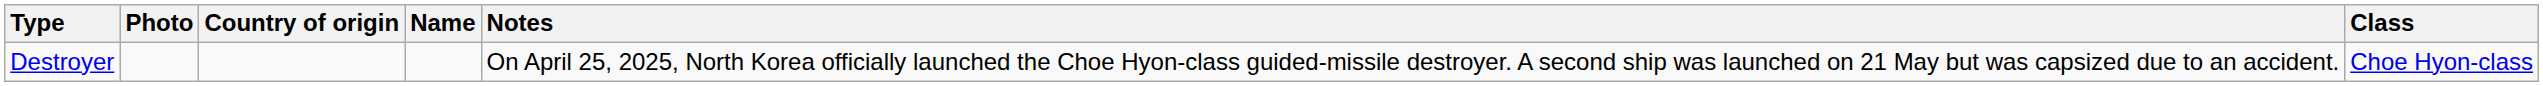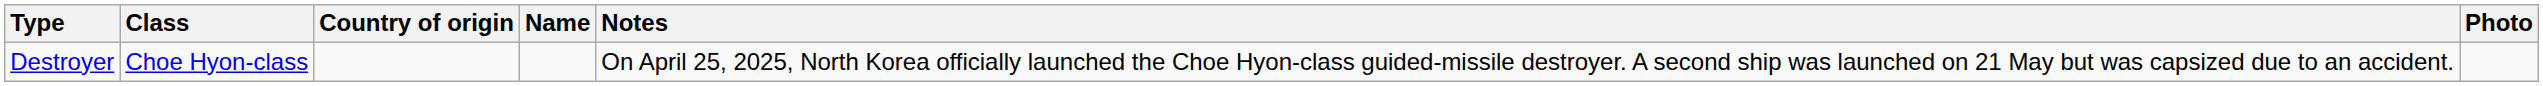columns swapped: (2382, 23) <-> (159, 23)
